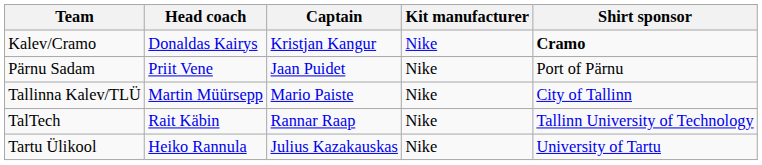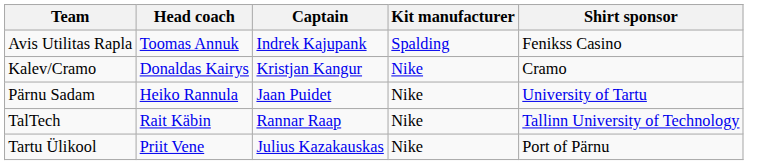+ row: (70, 43)
(561, 43) bold -> (544, 69) normal
(181, 69) Priit Vene -> (189, 95) Heiko Rannula
(580, 69) Port of Pärnu -> (585, 95) University of Tartu
- row: (75, 95)
(198, 146) Heiko Rannula -> (172, 146) Priit Vene
(599, 146) University of Tartu -> (566, 146) Port of Pärnu
